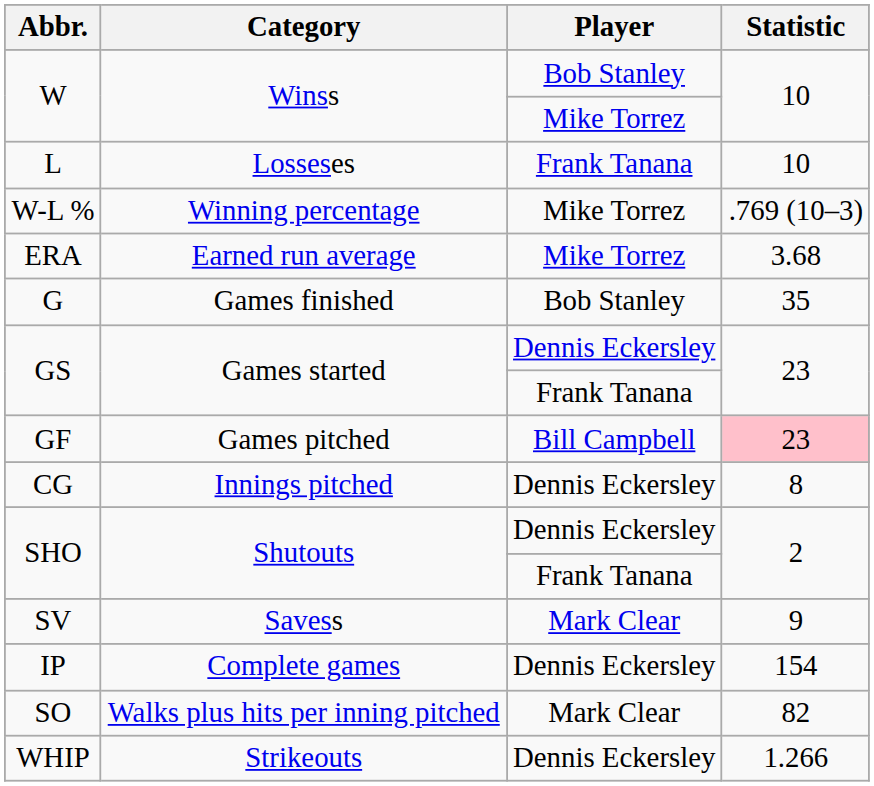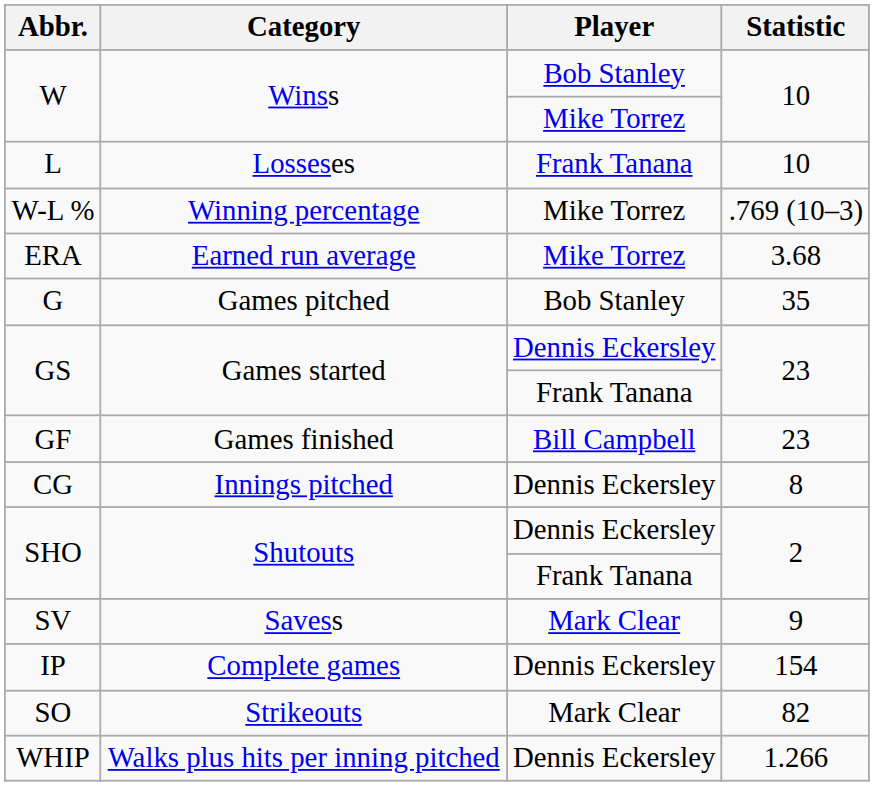(304, 301) Games finished -> (304, 301) Games pitched
(304, 438) Games pitched -> (304, 438) Games finished
(796, 438) pink background -> (796, 438) no background
(304, 712) Walks plus hits per inning pitched -> (304, 712) Strikeouts
(304, 758) Strikeouts -> (304, 758) Walks plus hits per inning pitched
